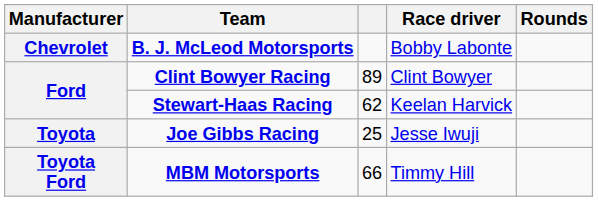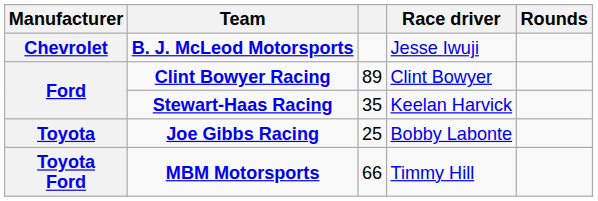(451, 48) Bobby Labonte -> (435, 48) Jesse Iwuji
(372, 105) 62 -> (372, 105) 35
(435, 134) Jesse Iwuji -> (451, 134) Bobby Labonte
